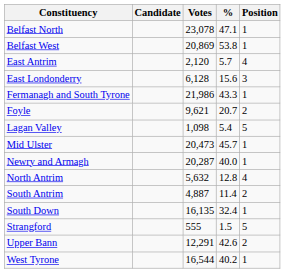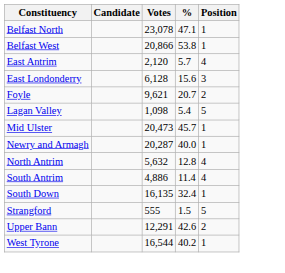(200, 45) 20,869 -> (159, 45) 20,866
- row: (68, 95)
(197, 194) 4,887 -> (156, 177) 4,886
(245, 194) 2 -> (204, 177) 4
